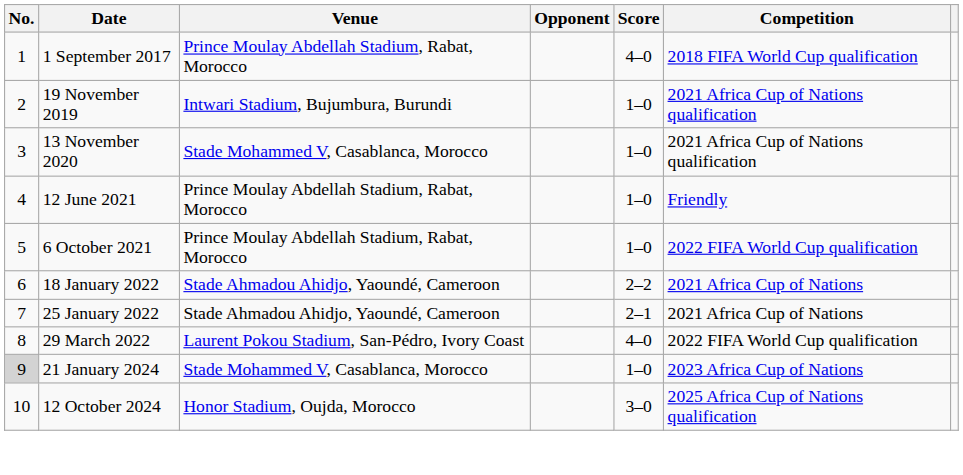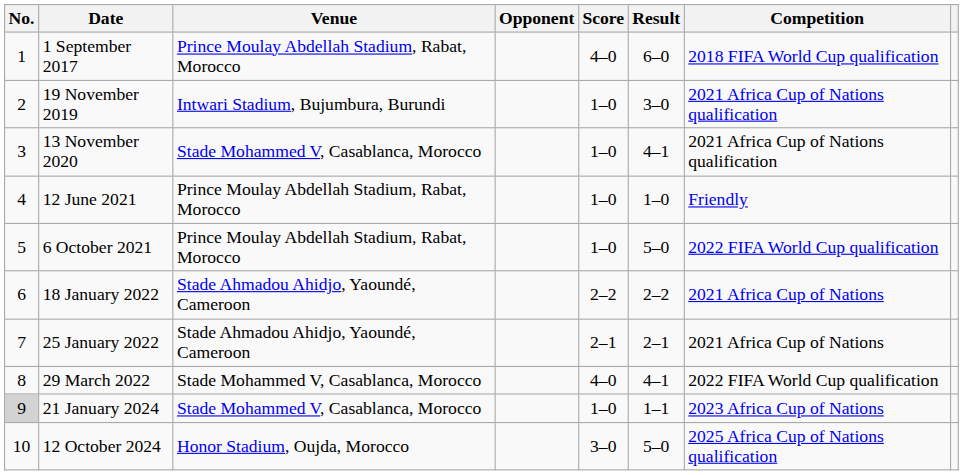+ column: (656, 18)
(354, 340) Laurent Pokou Stadium, San-Pédro, Ivory Coast -> (329, 380) Stade Mohammed V, Casablanca, Morocco
